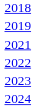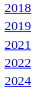- row: (18, 81)
